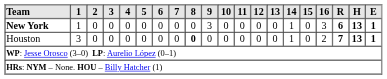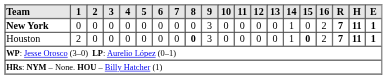(79, 25) 1 -> (79, 25) 0
(324, 25) 3 -> (324, 25) 2
(341, 25) 6 -> (341, 25) 7
(357, 25) 13 -> (357, 25) 11
(79, 39) 3 -> (79, 39) 2
(210, 39) 0 -> (210, 39) 3
(308, 39) normal -> (308, 39) bold
(357, 39) 13 -> (357, 39) 11
